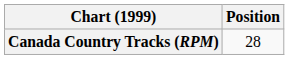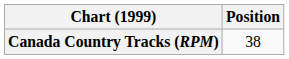(253, 41) 28 -> (253, 41) 38
